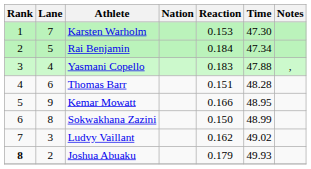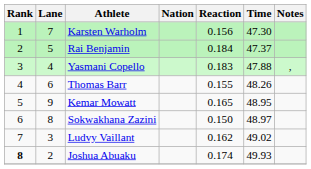(220, 31) 0.153 -> (220, 31) 0.156
(259, 48) 47.34 -> (259, 48) 47.37
(220, 84) 0.151 -> (220, 84) 0.155
(259, 84) 48.28 -> (259, 84) 48.26
(220, 102) 0.166 -> (220, 102) 0.165
(259, 119) 48.99 -> (259, 119) 48.97
(220, 155) 0.179 -> (220, 155) 0.174
